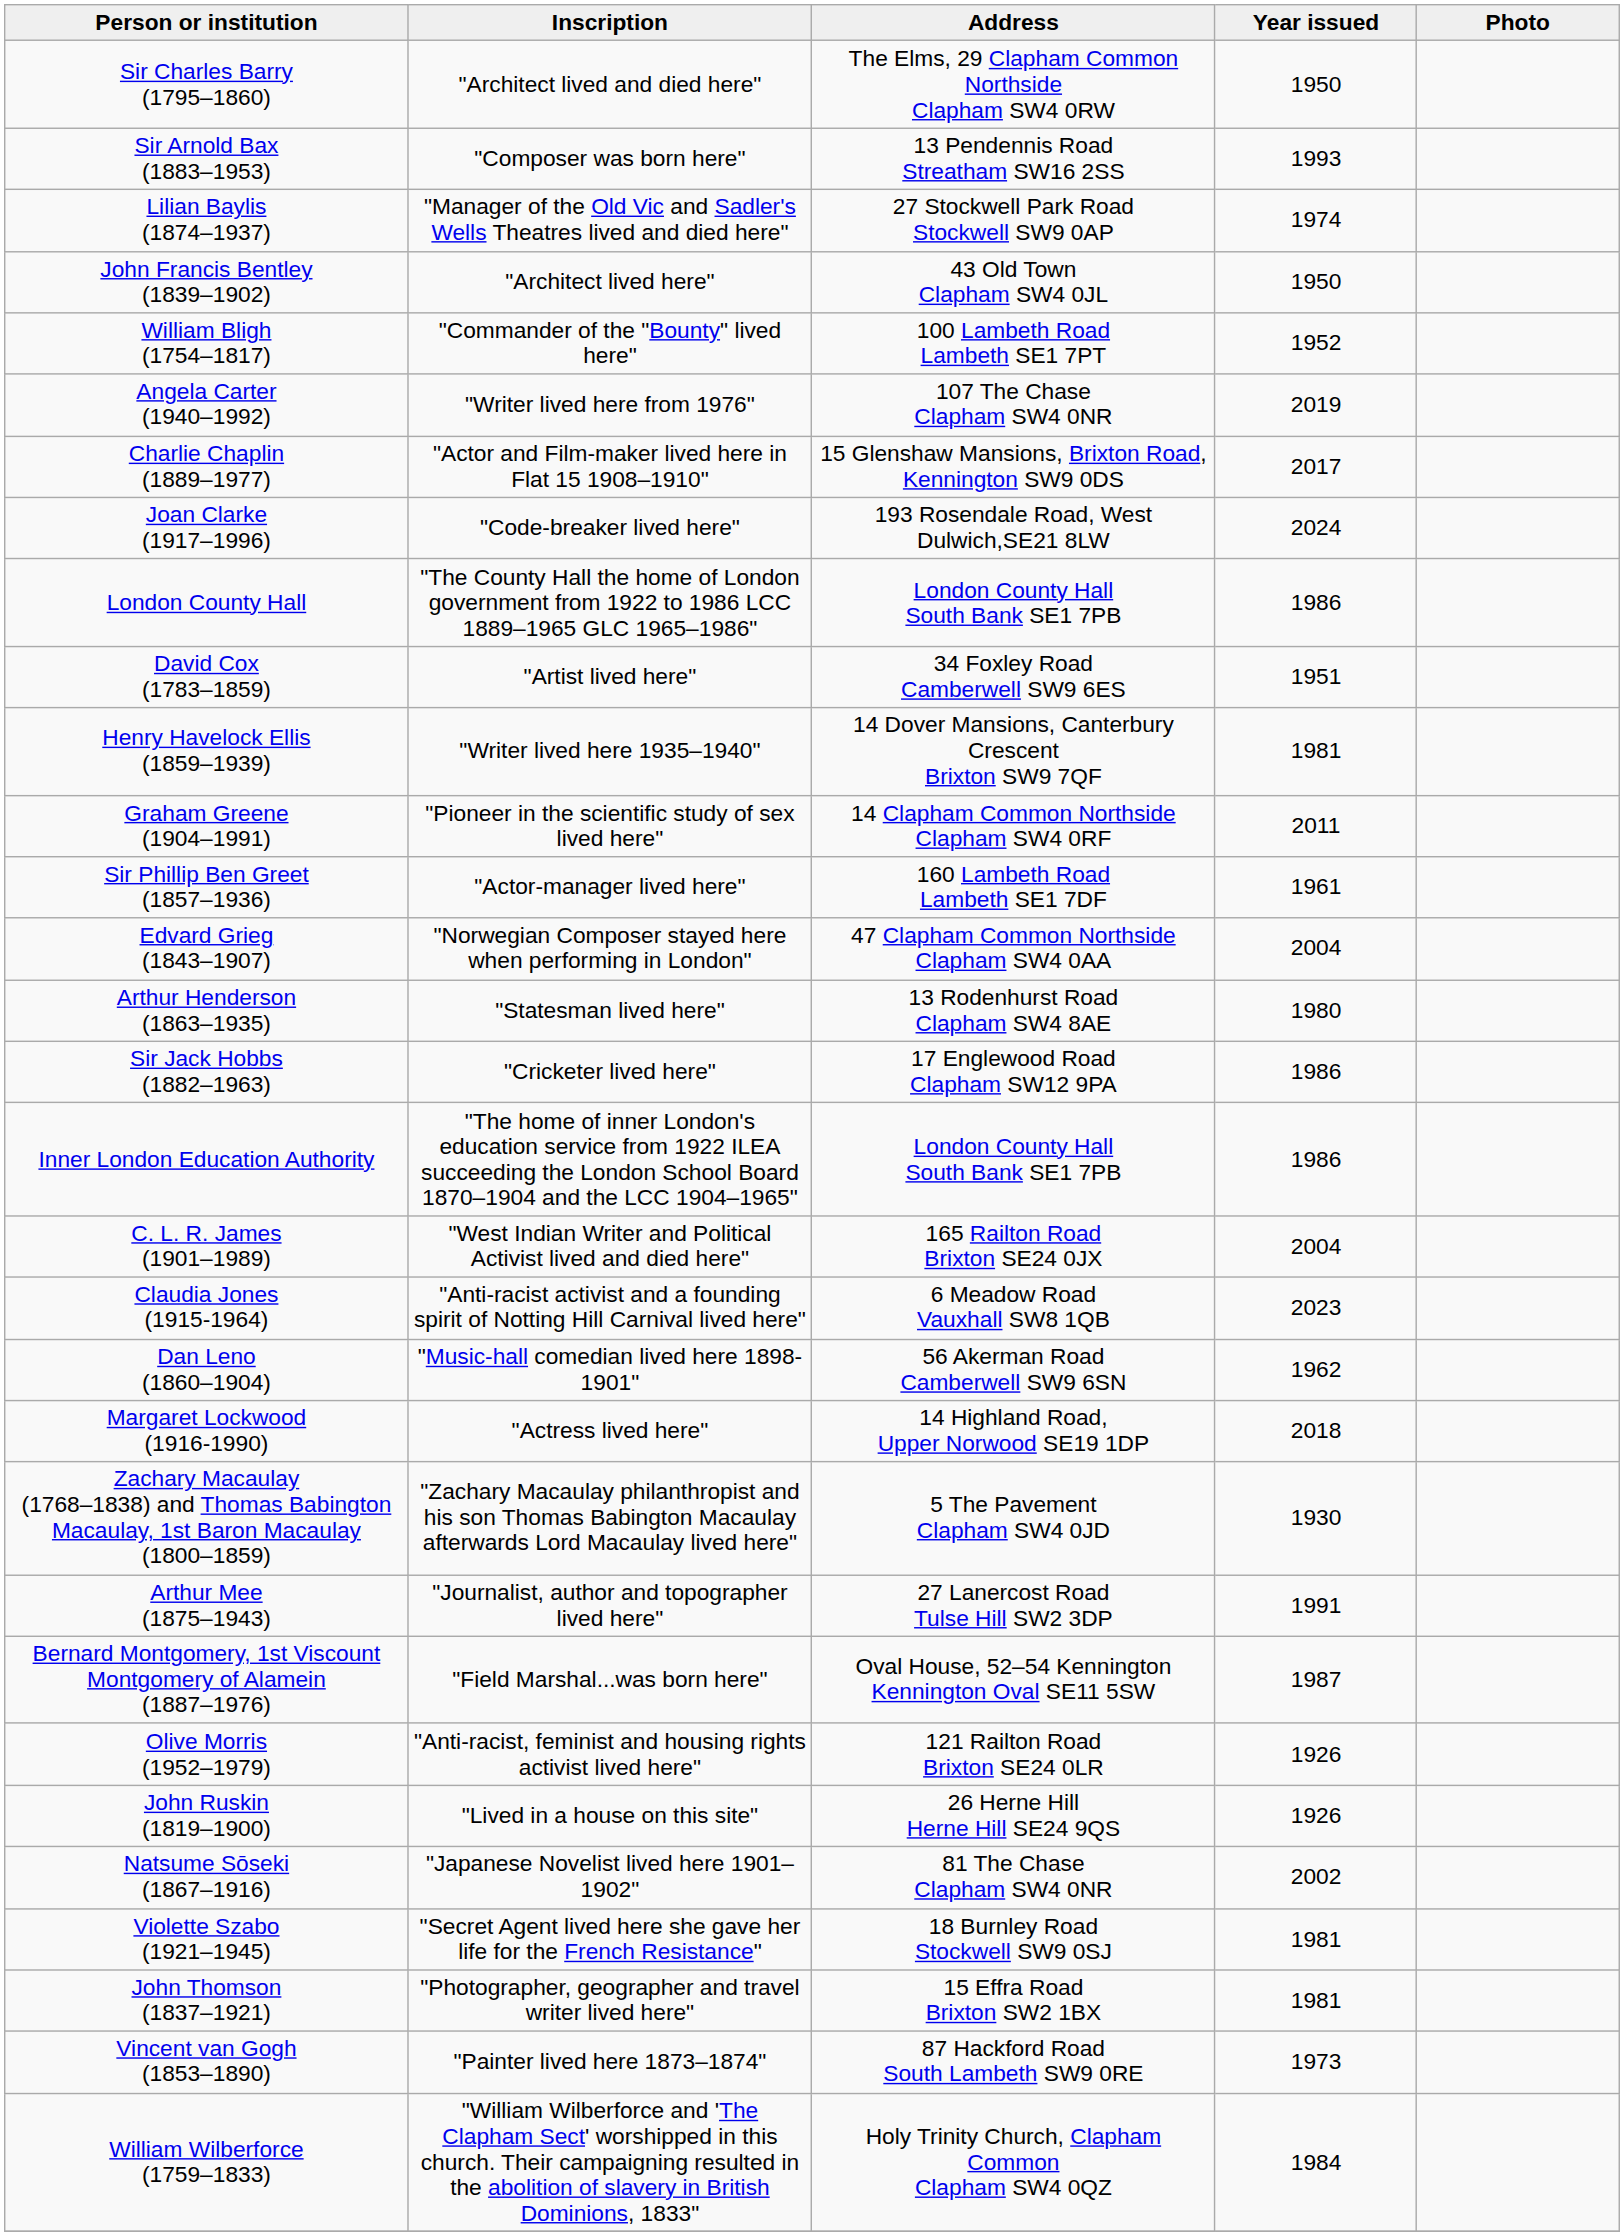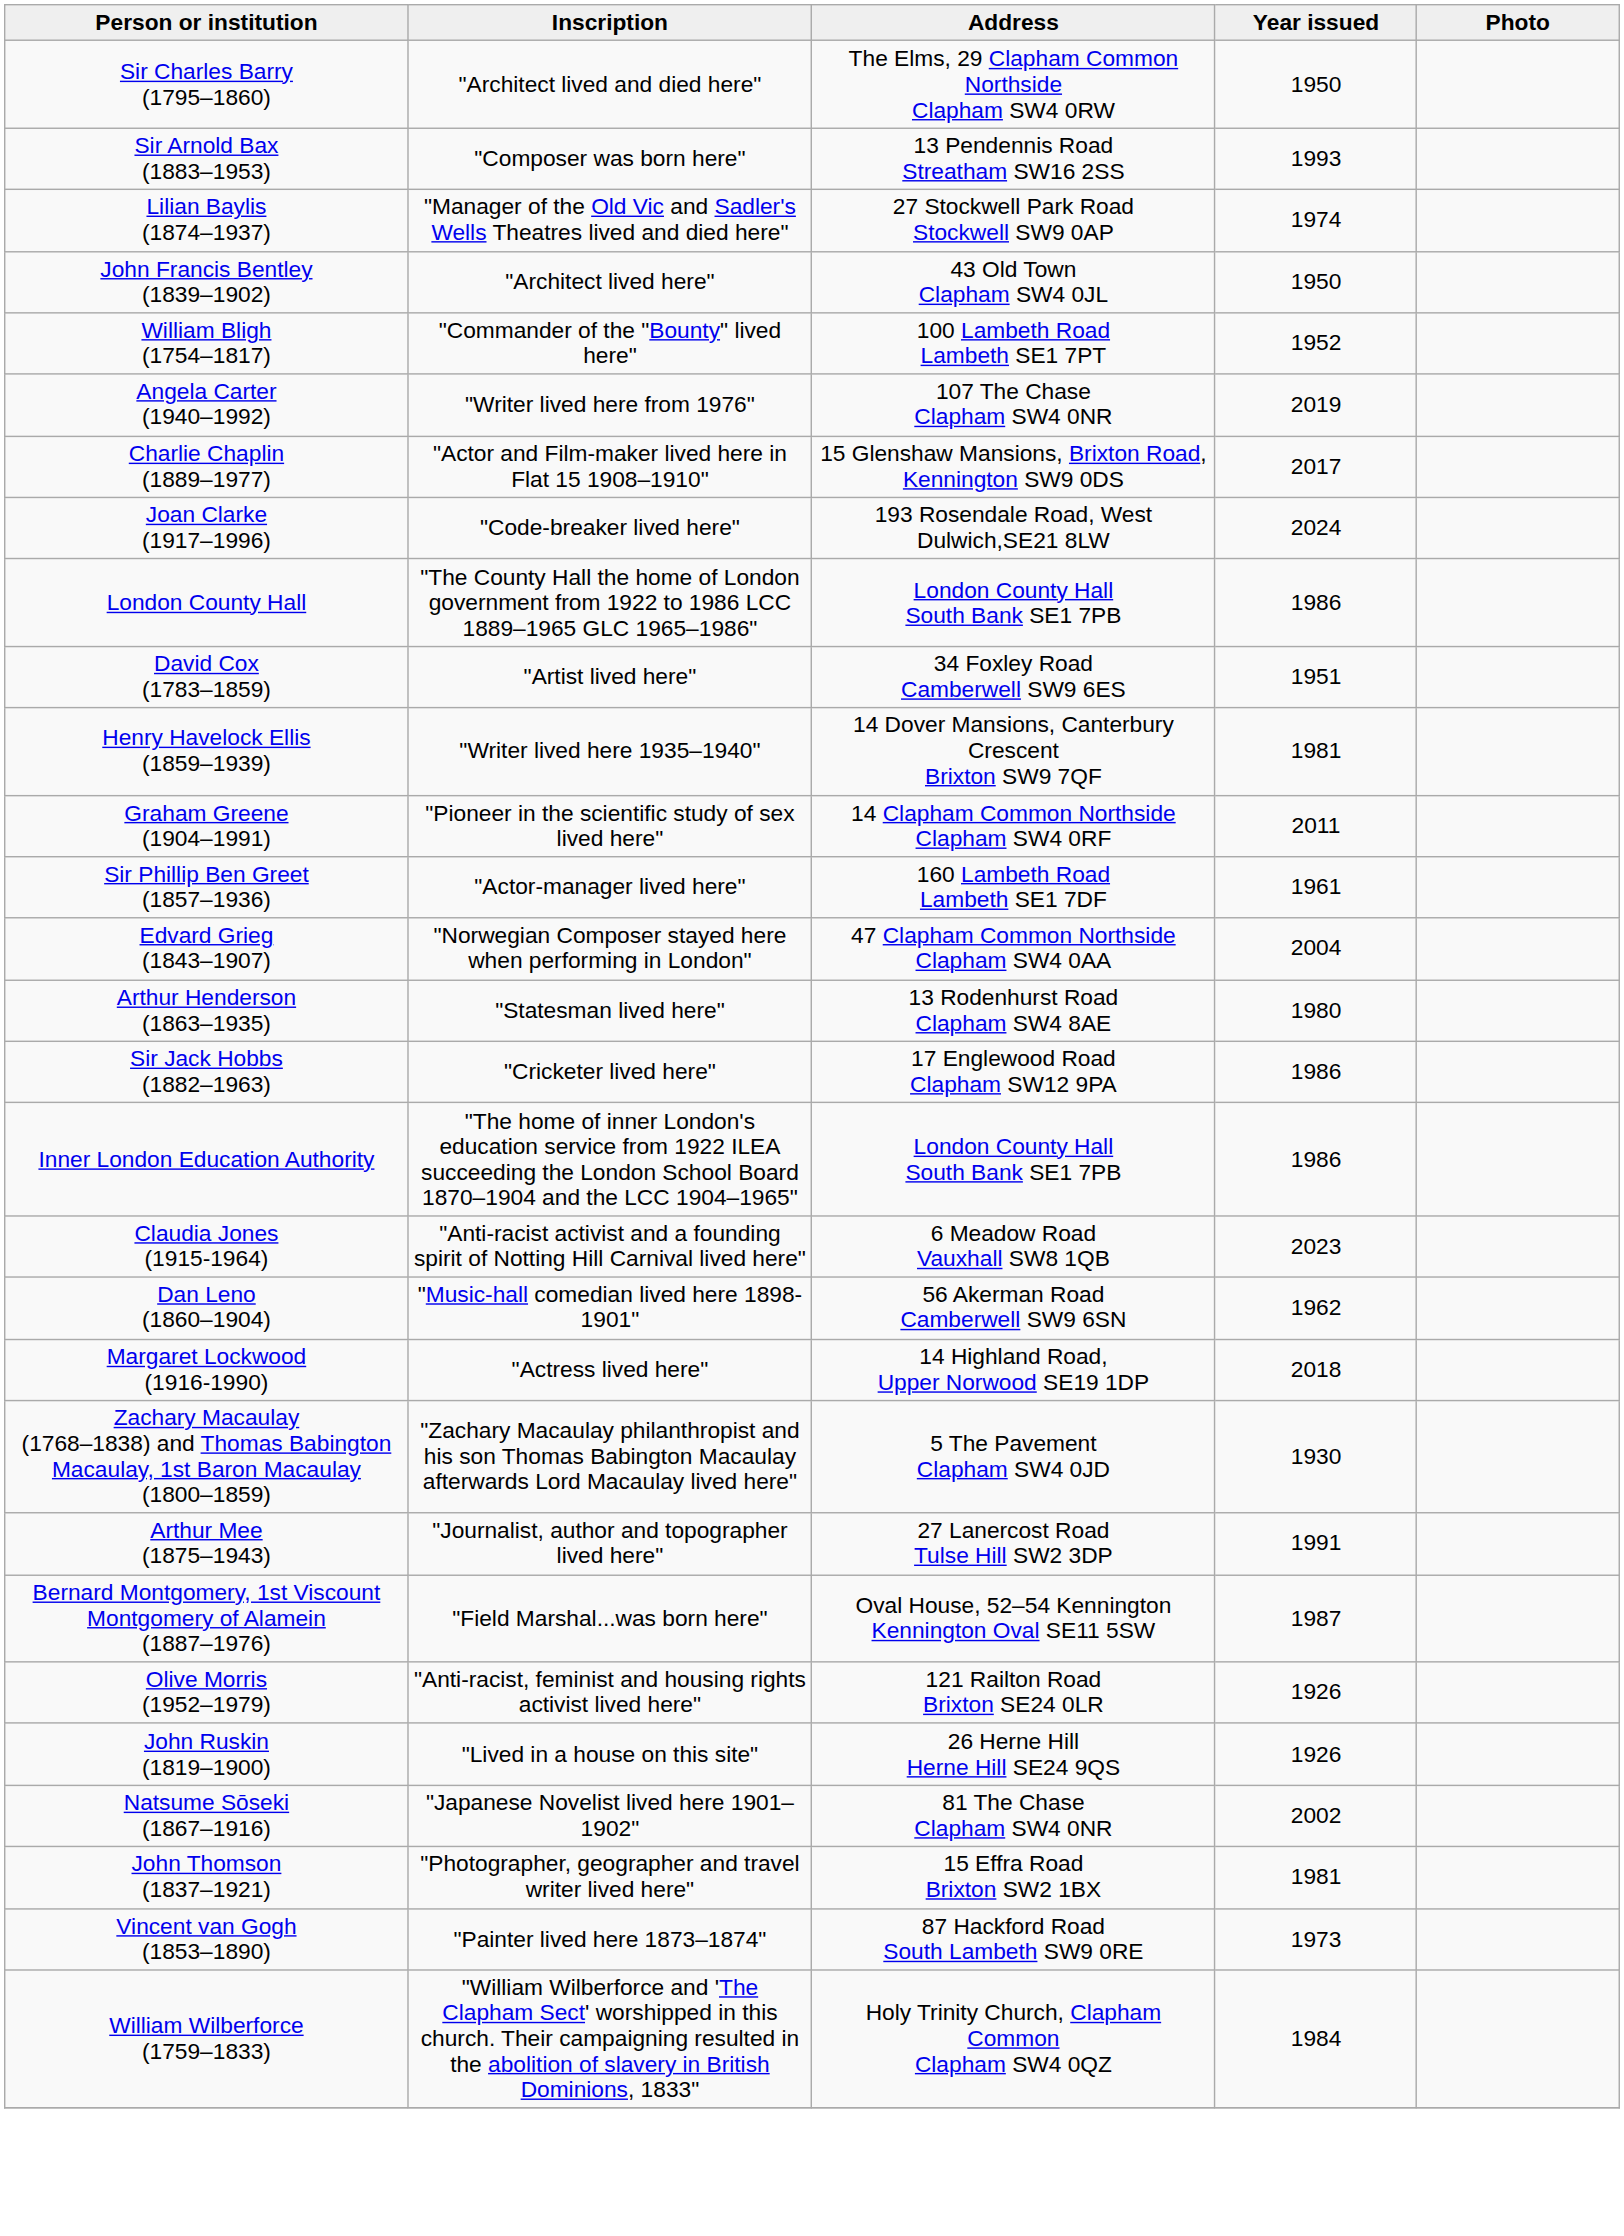- row: (206, 1246)
- row: (206, 1938)
